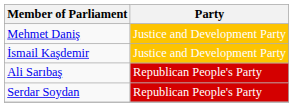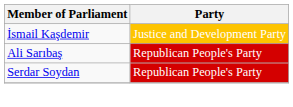- row: (44, 33)
